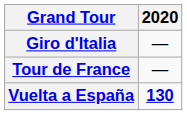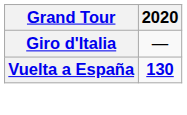- row: (71, 69)
